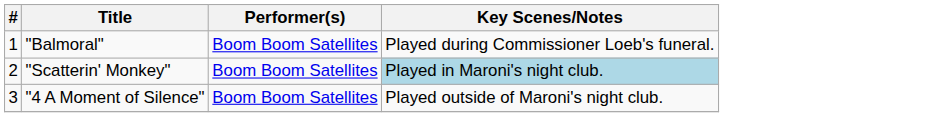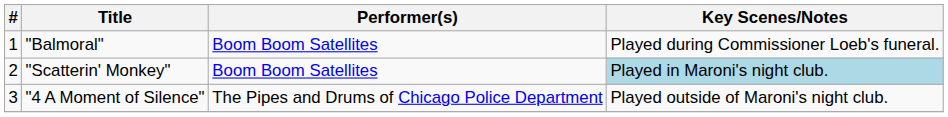(295, 97) Boom Boom Satellites -> (407, 97) The Pipes and Drums of Chicago Police Department
